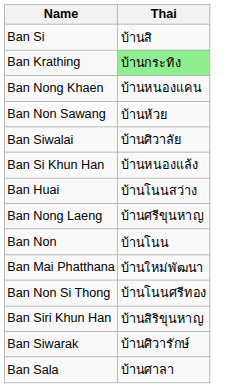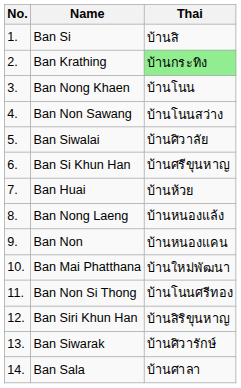+ column: (17, 14)
(161, 88) บ้านหนองแคน -> (171, 88) บ้านโนน
(144, 114) บ้านห้วย -> (185, 114) บ้านโนนสว่าง
(159, 165) บ้านหนองแล้ง -> (188, 165) บ้านศรีขุนหาญ
(159, 191) บ้านโนนสว่าง -> (170, 191) บ้านห้วย
(162, 216) บ้านศรีขุนหาญ -> (186, 216) บ้านหนองแล้ง
(145, 242) บ้านโนน -> (187, 242) บ้านหนองแคน
